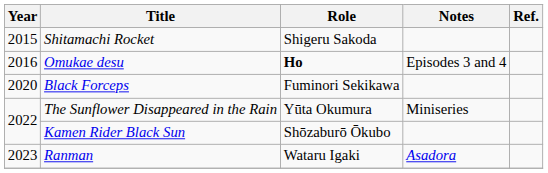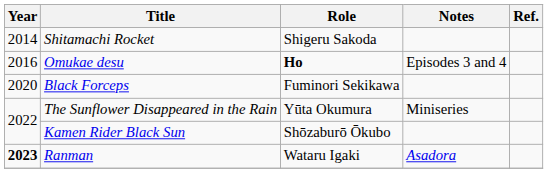(23, 39) 2015 -> (23, 39) 2014
(23, 156) normal -> (23, 156) bold
